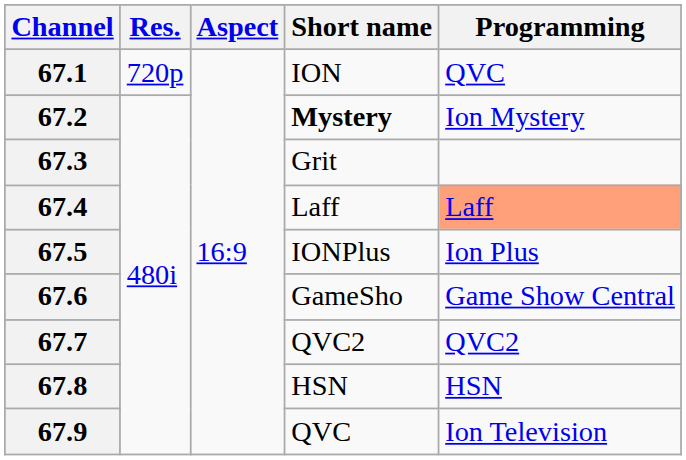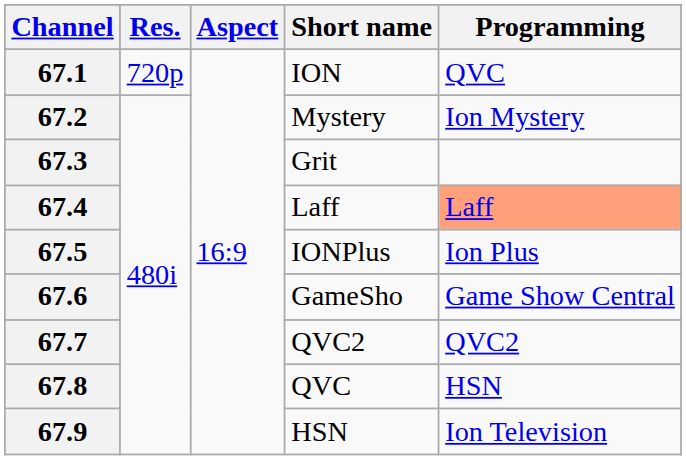(342, 116) bold -> (339, 116) normal
(320, 386) HSN -> (321, 386) QVC
(321, 431) QVC -> (320, 431) HSN
